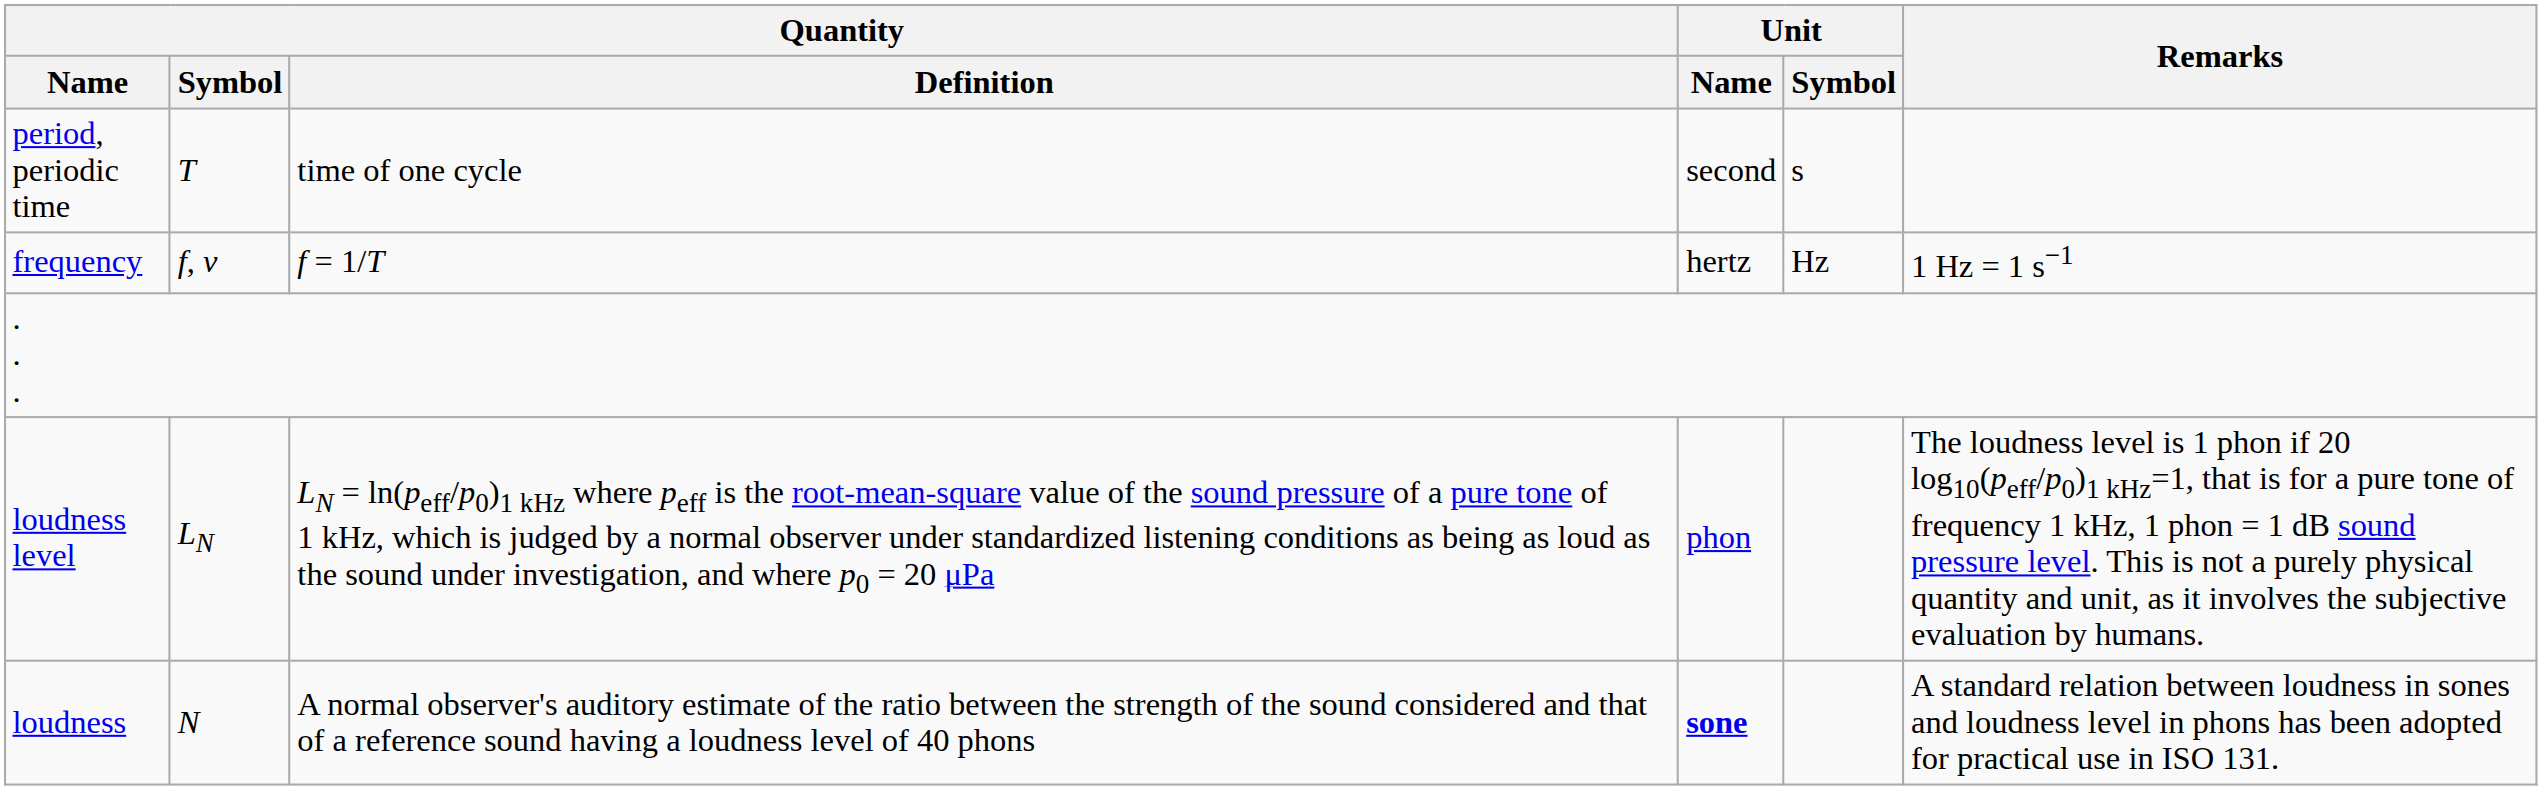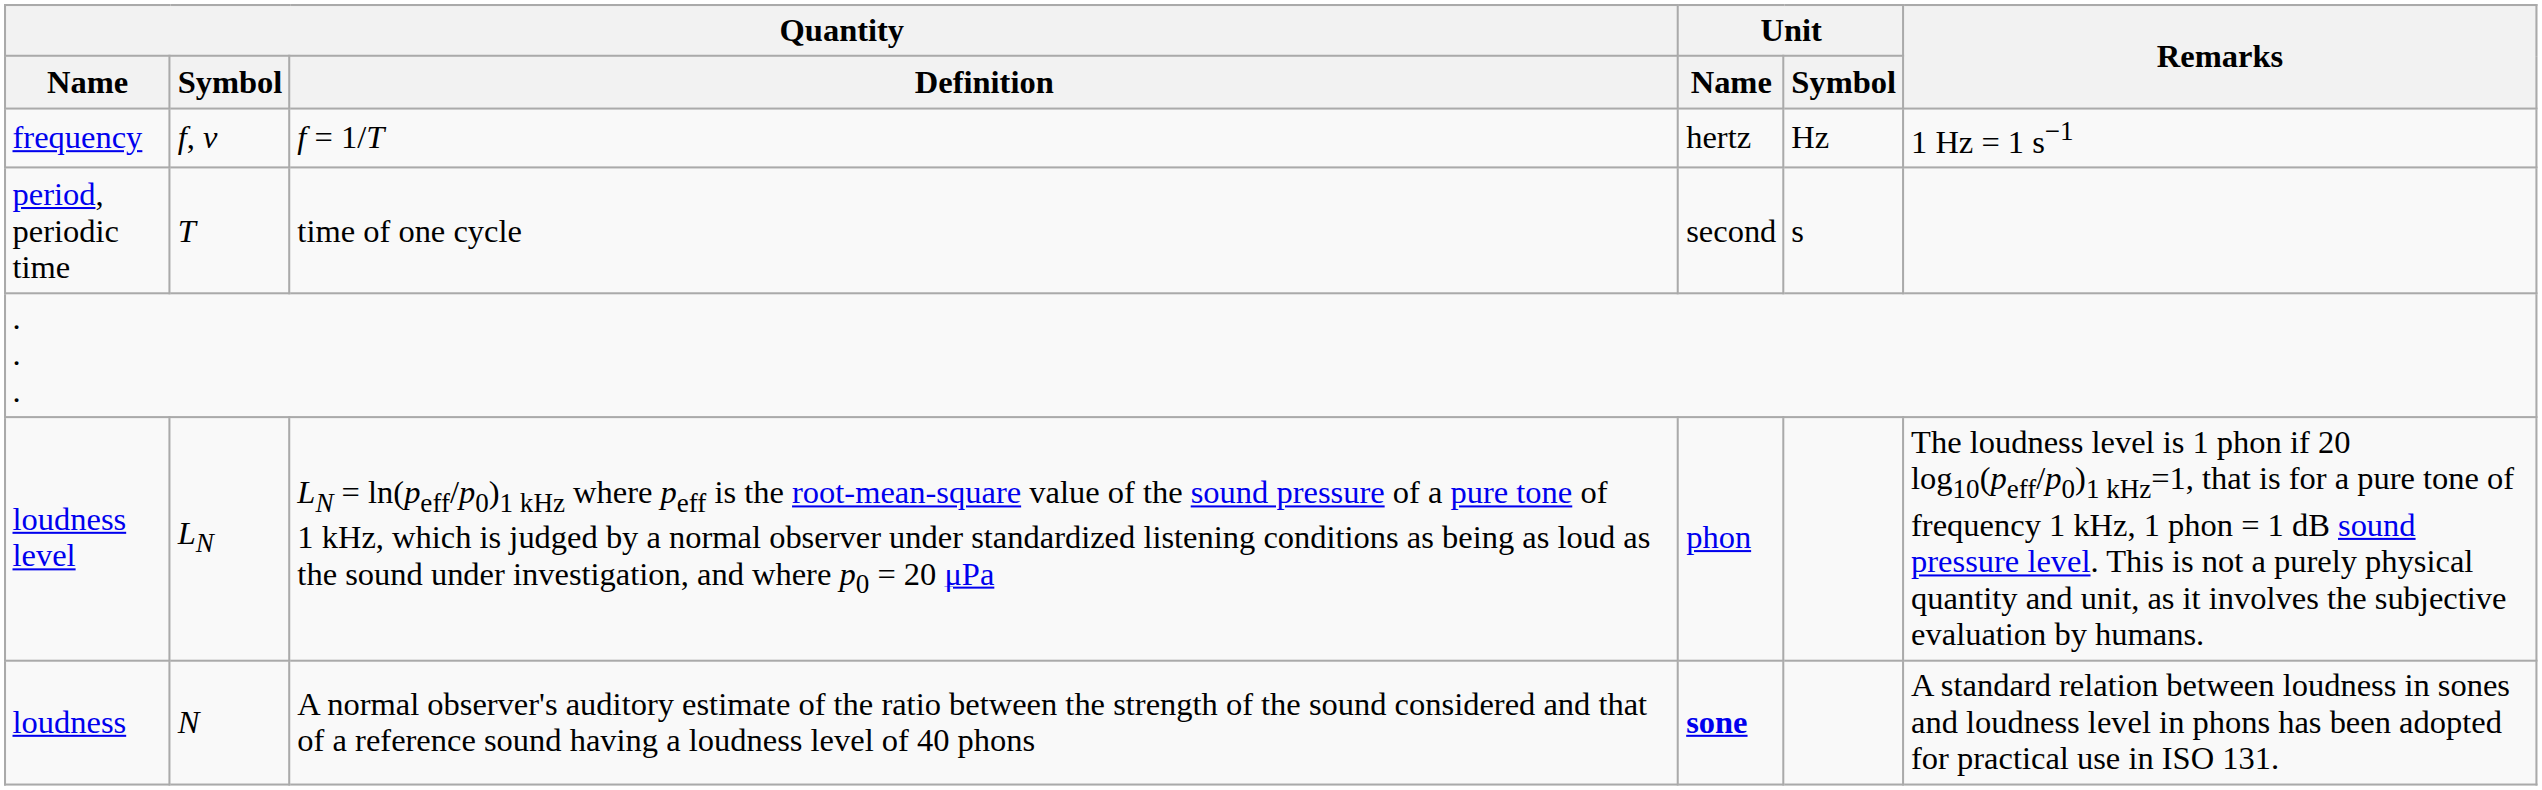rows swapped: (66, 169) <-> (77, 262)
